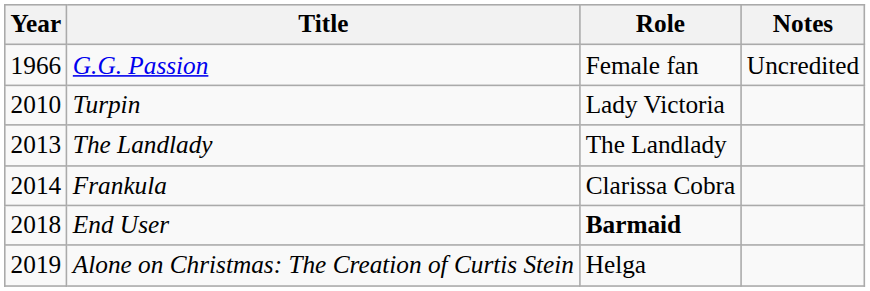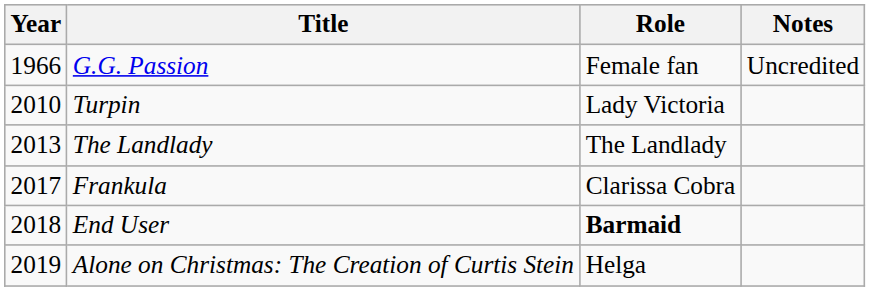(36, 184) 2014 -> (36, 184) 2017
